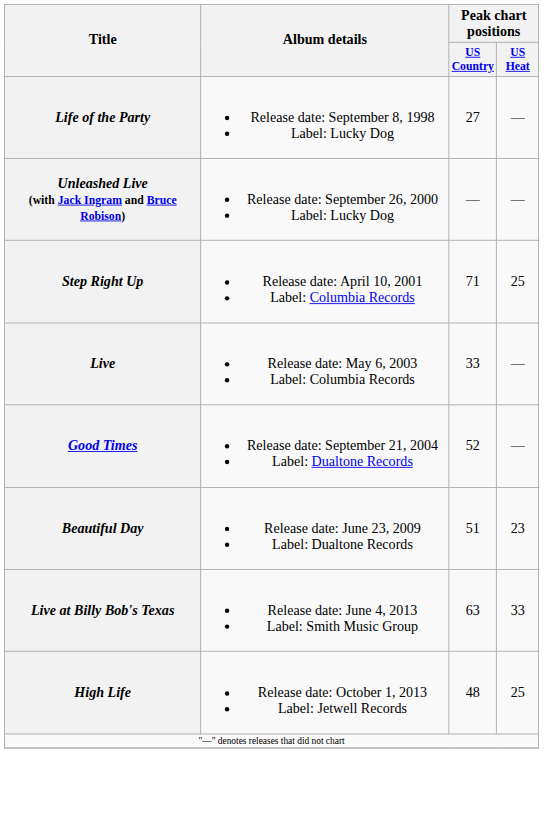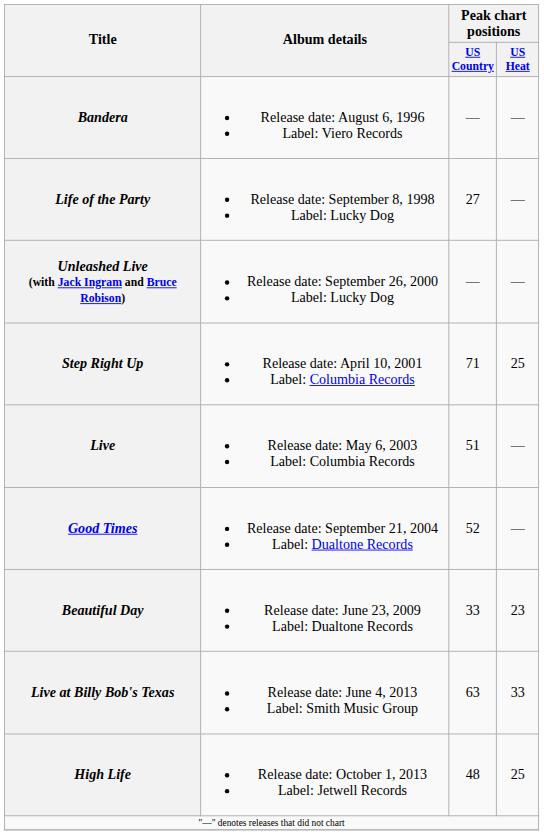+ row: (103, 117)
(473, 363) 33 -> (473, 446) 51
(473, 528) 51 -> (473, 610) 33
